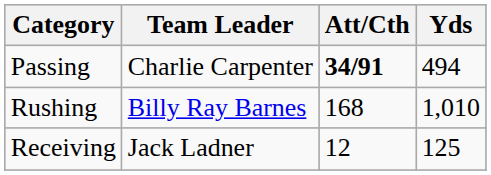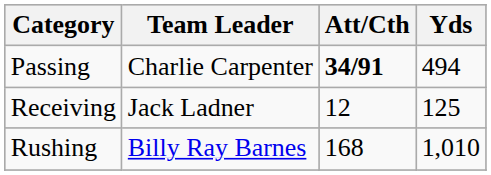rows swapped: (54, 107) <-> (63, 148)
